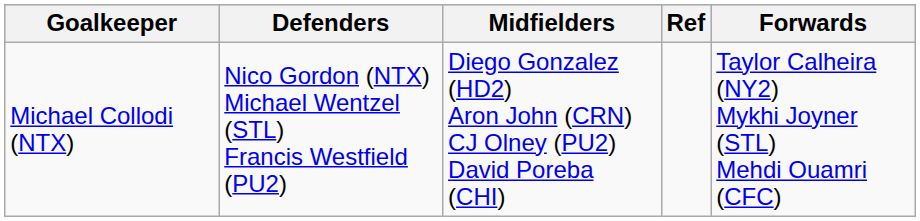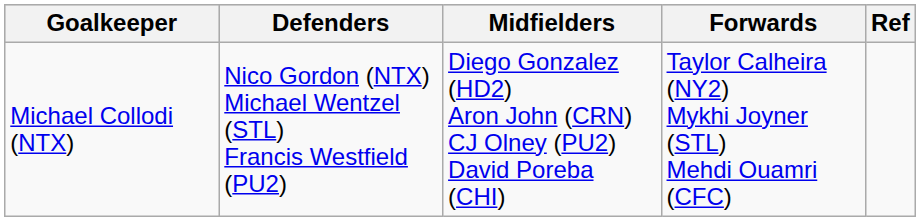columns swapped: (813, 23) <-> (686, 23)
